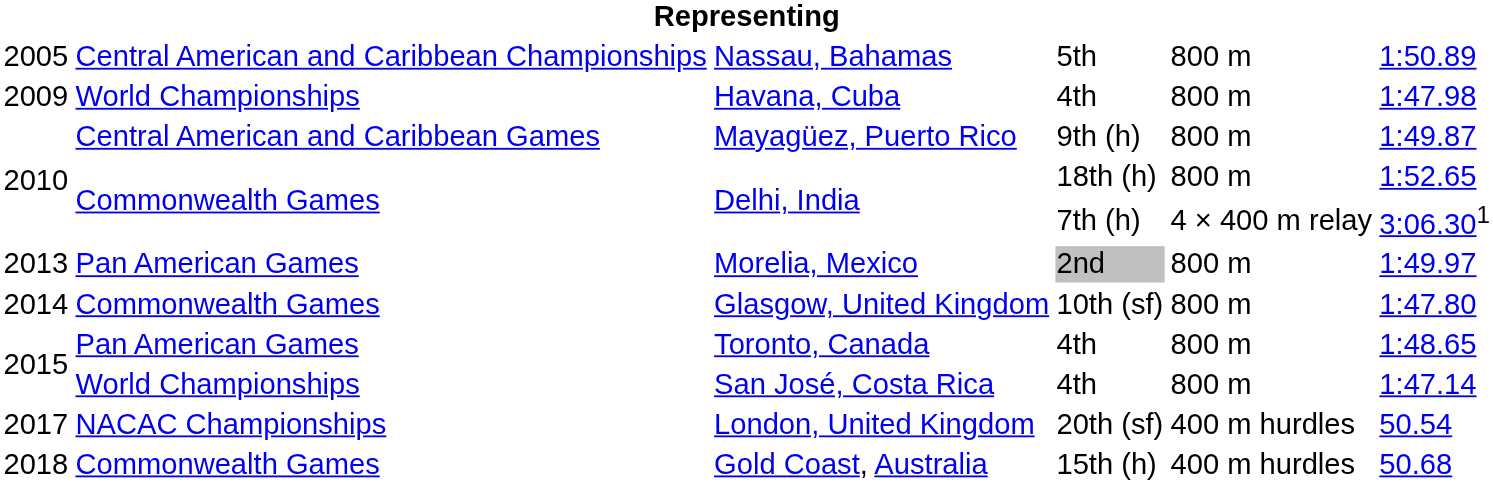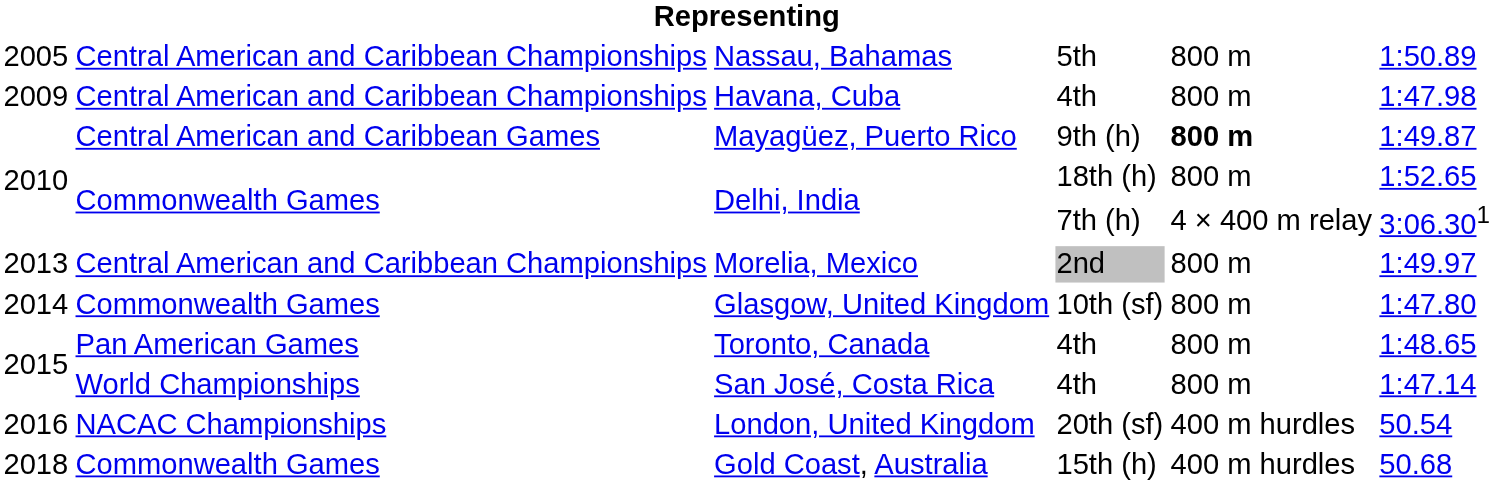(218, 96) World Championships -> (391, 96) Central American and Caribbean Championships
(1211, 136) normal -> (1212, 136) bold
(217, 264) Pan American Games -> (391, 264) Central American and Caribbean Championships
(36, 424) 2017 -> (36, 424) 2016
